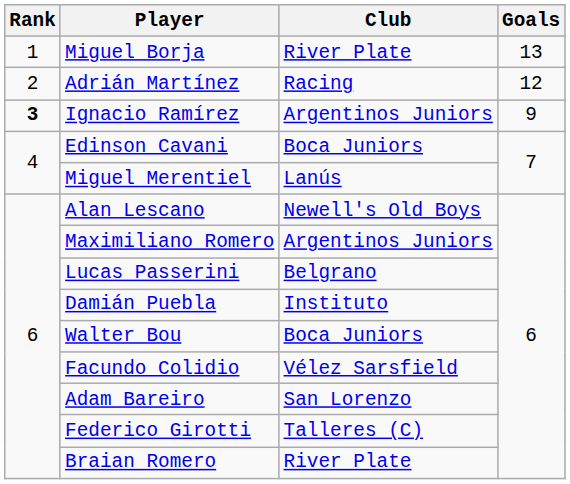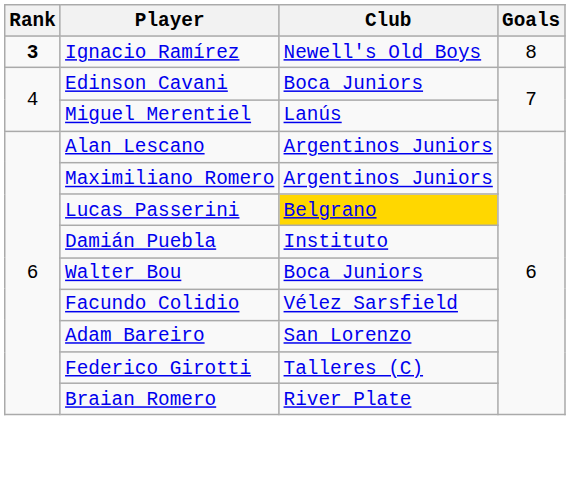- row: (135, 52)
- row: (152, 84)
(388, 115) Argentinos Juniors -> (382, 52) Newell's Old Boys
(531, 115) 9 -> (531, 52) 8
(382, 210) Newell's Old Boys -> (388, 147) Argentinos Juniors
(330, 273) no background -> (330, 210) gold background
